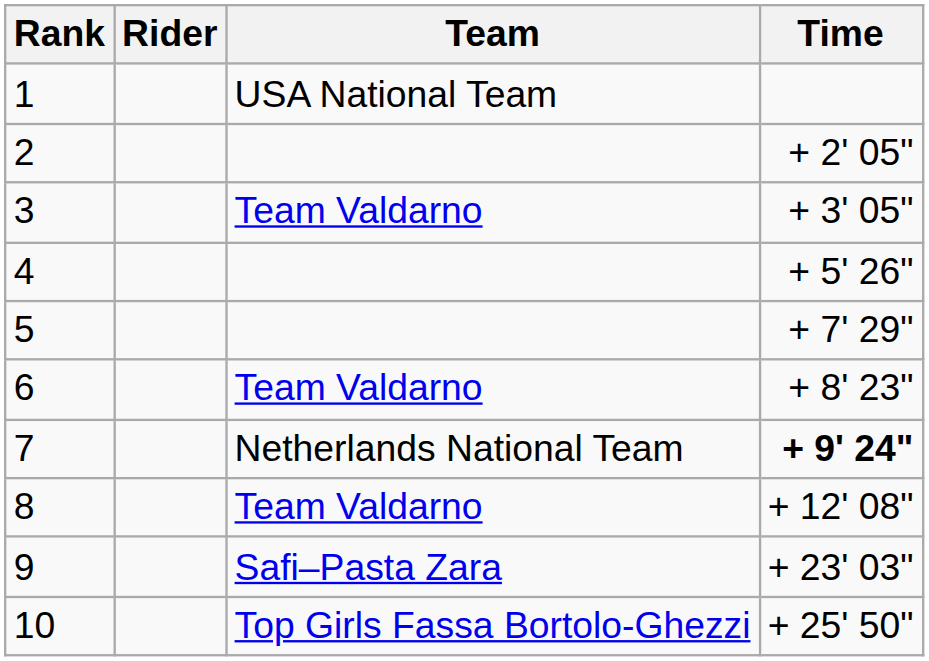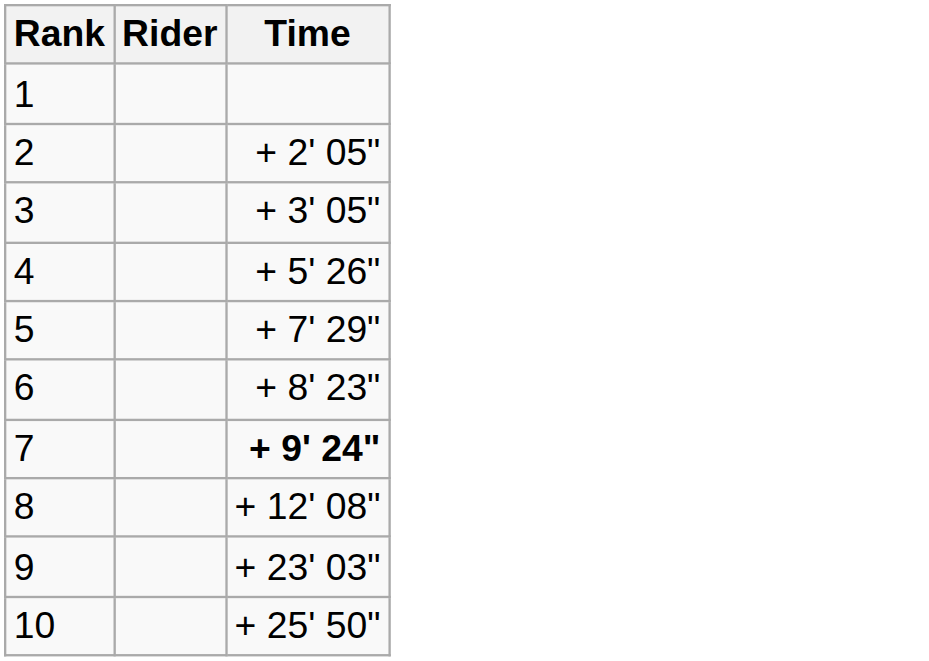- column: (493, 34)
